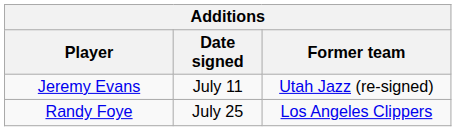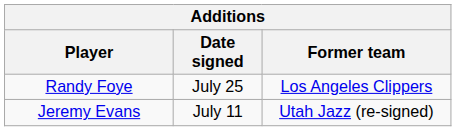rows swapped: (89, 86) <-> (89, 112)
